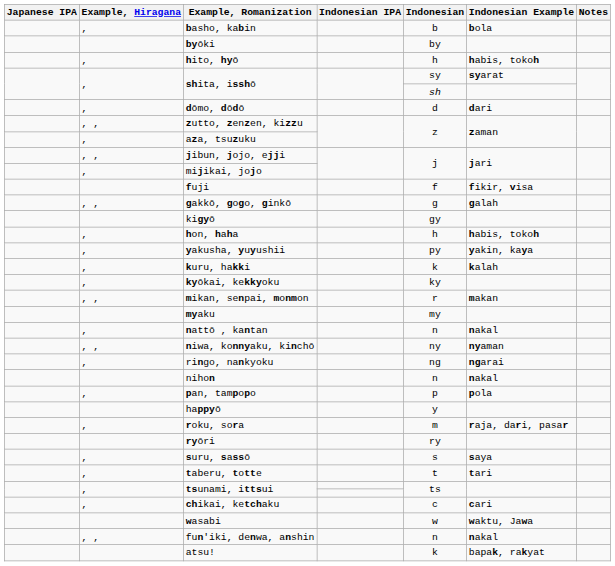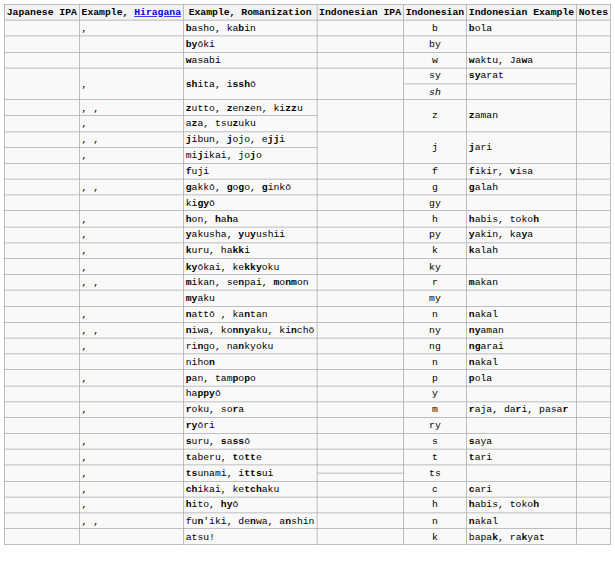rows swapped: (84, 60) <-> (131, 521)
- row: (84, 108)
